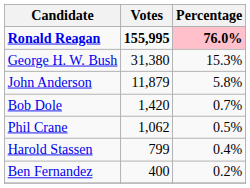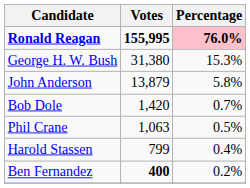(150, 82) 11,879 -> (150, 82) 13,879
(154, 127) 1,062 -> (154, 127) 1,063
(159, 171) normal -> (159, 171) bold
